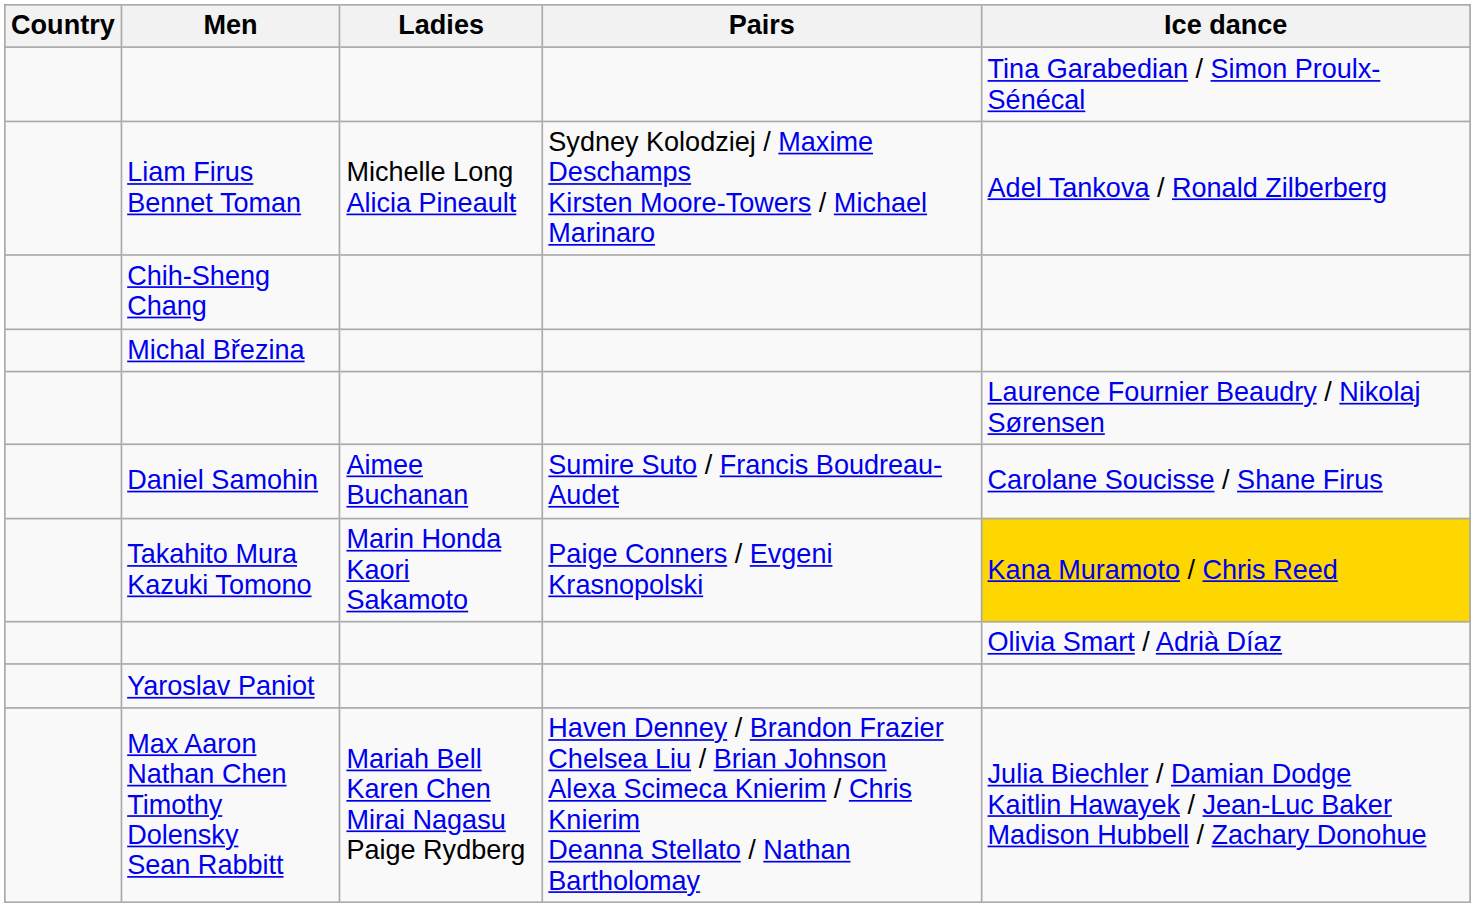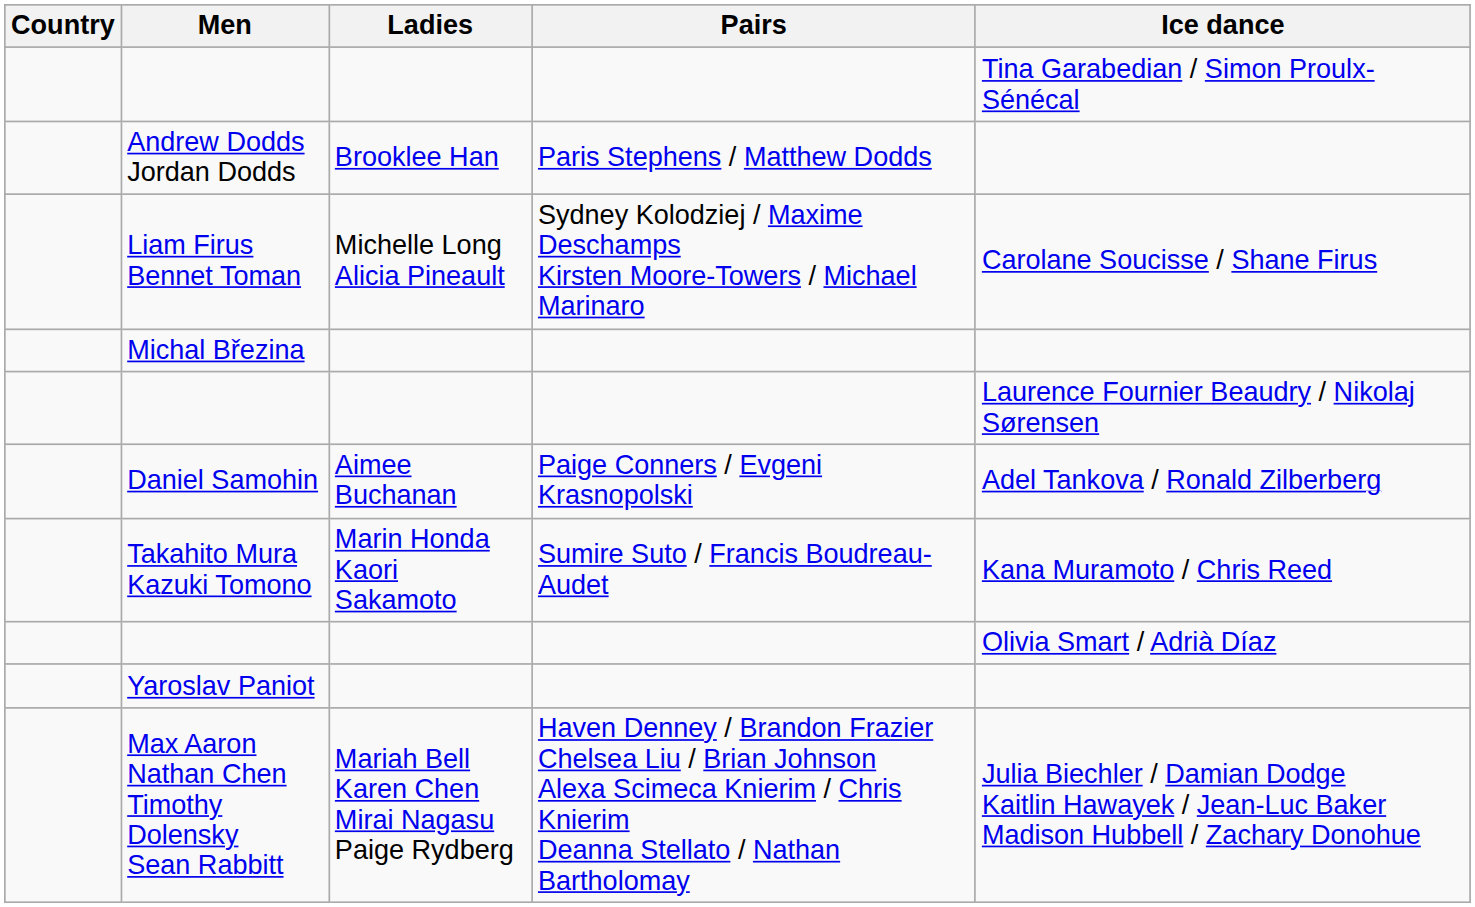+ row: (216, 157)
(1187, 187) Adel Tankova / Ronald Zilberberg -> (1180, 261) Carolane Soucisse / Shane Firus
- row: (199, 291)
(745, 480) Sumire Suto / Francis Boudreau-Audet -> (680, 480) Paige Conners / Evgeni Krasnopolski
(1185, 480) Carolane Soucisse / Shane Firus -> (1182, 480) Adel Tankova / Ronald Zilberberg
(690, 569) Paige Conners / Evgeni Krasnopolski -> (735, 569) Sumire Suto / Francis Boudreau-Audet
(1163, 569) gold background -> (1157, 569) no background
